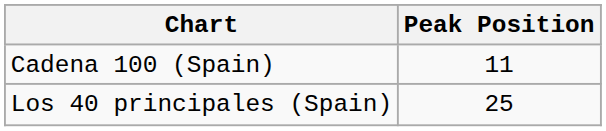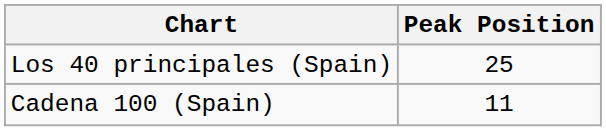rows swapped: (143, 65) <-> (201, 105)
